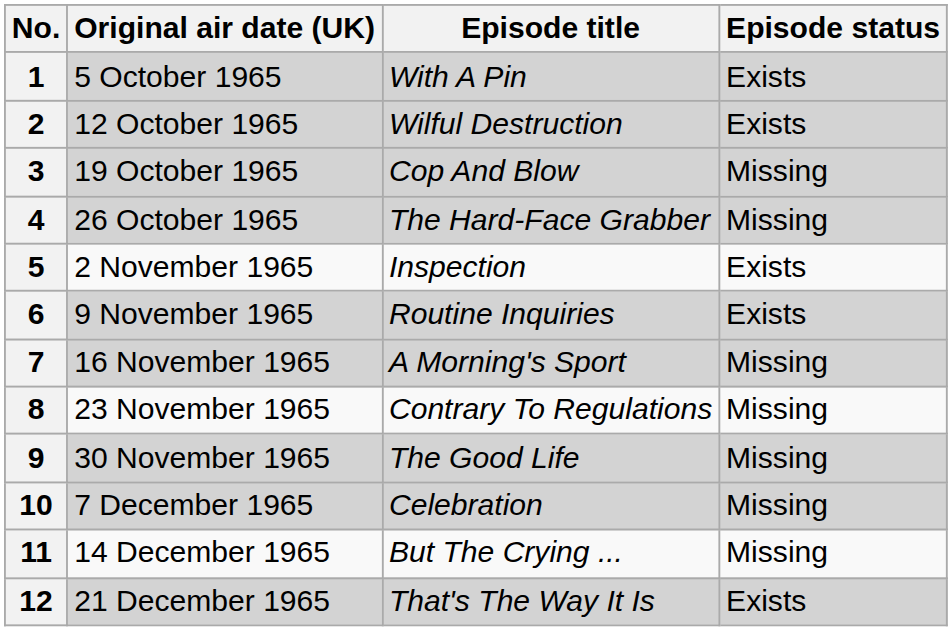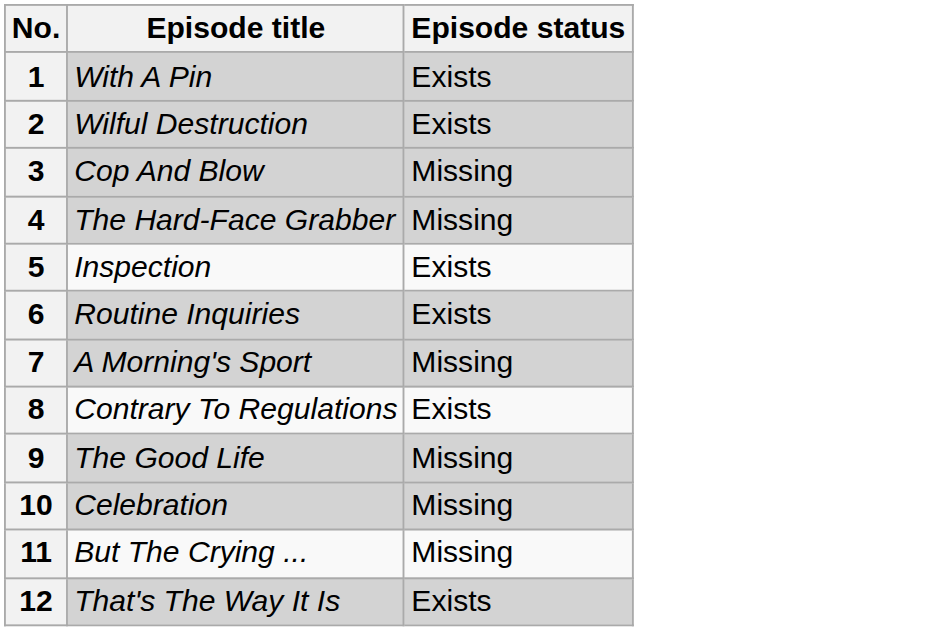- column: (225, 28)
(777, 409) Missing -> (451, 409) Exists
